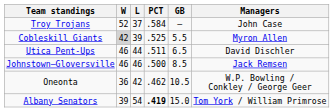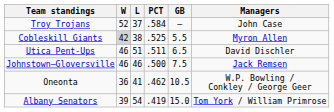(137, 38) 39 -> (137, 38) 38
(137, 51) 44 -> (137, 51) 51
(180, 64) 8.5 -> (180, 64) 7.5
(137, 82) 42 -> (137, 82) 41
(156, 101) bold -> (156, 101) normal
